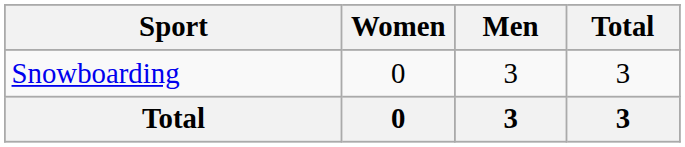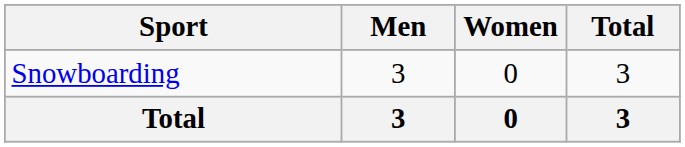columns swapped: (511, 27) <-> (398, 27)
